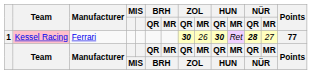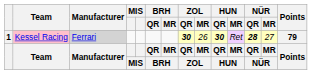(84, 37) no background -> (84, 37) lightgrey background
(292, 37) 77 -> (292, 37) 79
